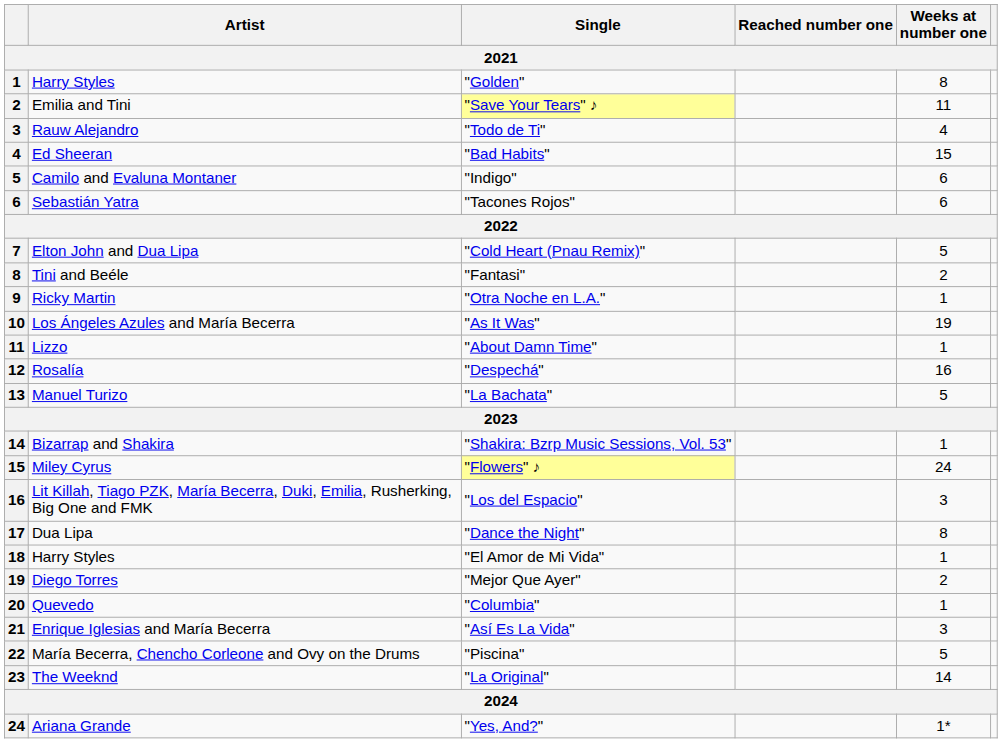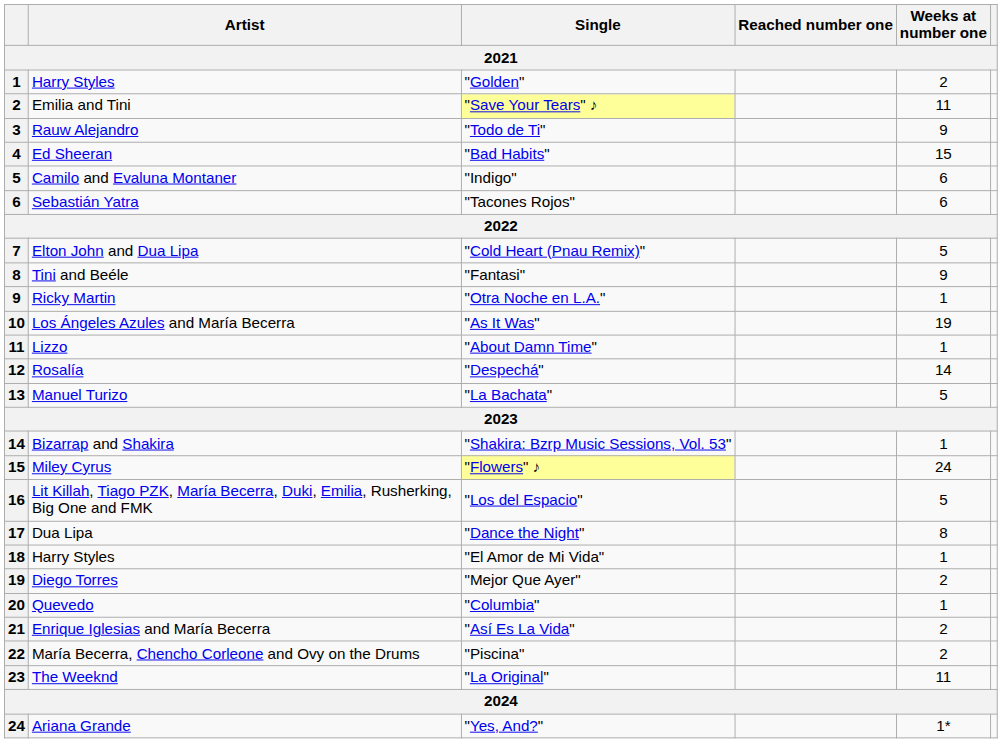(943, 81) 8 -> (943, 81) 2
(943, 130) 4 -> (943, 130) 9
(943, 274) 2 -> (943, 274) 9
(943, 371) 16 -> (943, 371) 14
(943, 500) 3 -> (943, 500) 5
(943, 629) 3 -> (943, 629) 2
(943, 653) 5 -> (943, 653) 2
(943, 677) 14 -> (943, 677) 11
